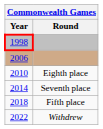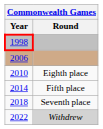(66, 88) Seventh place -> (66, 88) Fifth place
(66, 103) Fifth place -> (66, 103) Seventh place
(66, 117) no background -> (66, 117) lightgrey background
